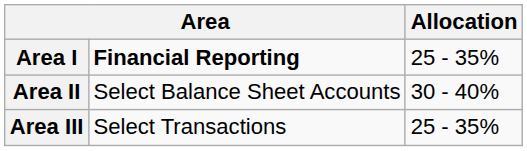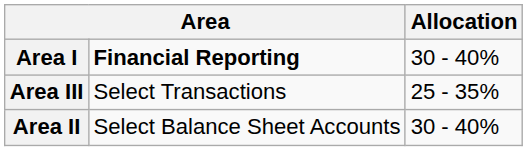(455, 57) 25 - 35% -> (455, 57) 30 - 40%
rows swapped: (47, 92) <-> (47, 127)
